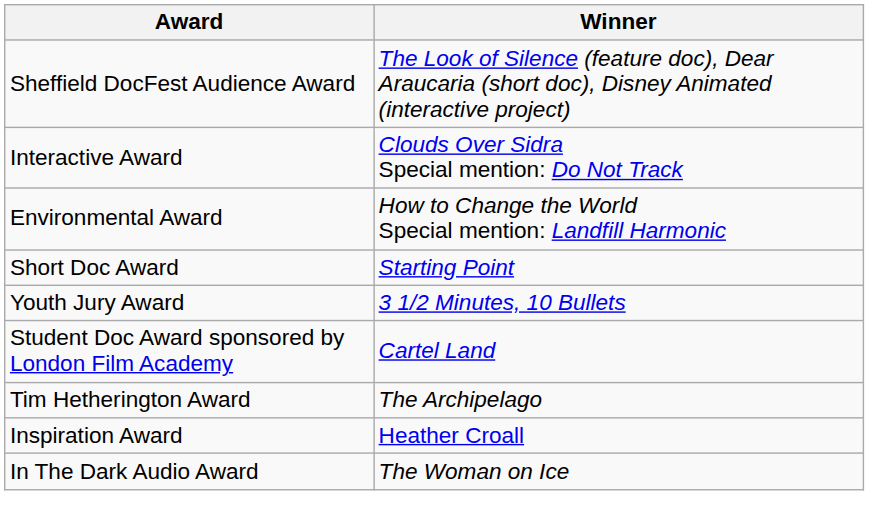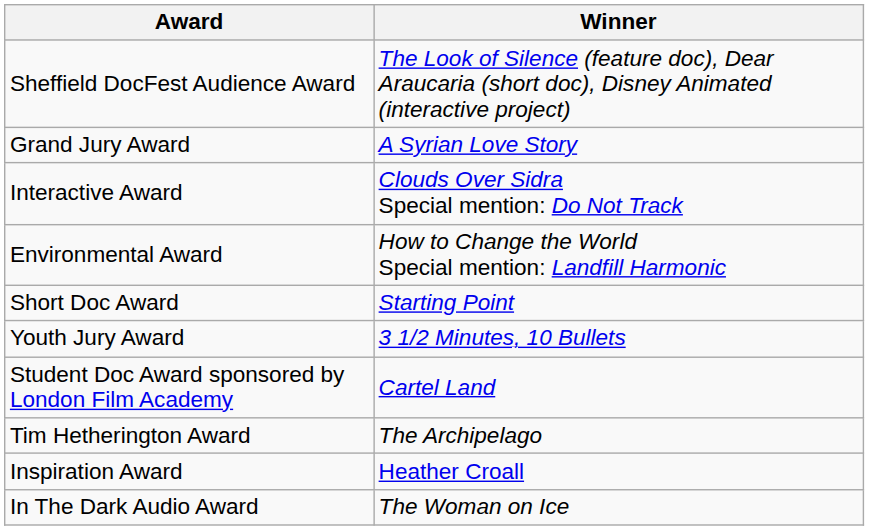+ row: (100, 144)
